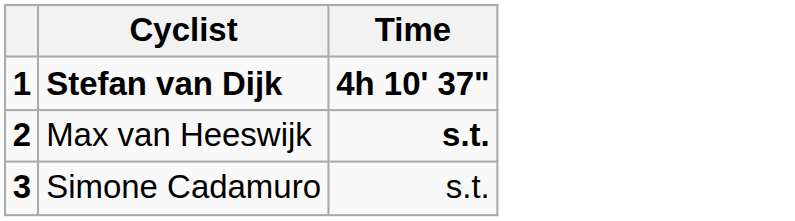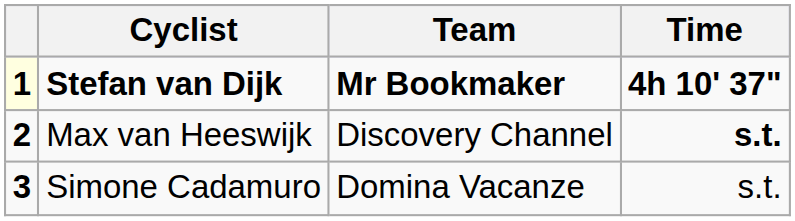+ column: (474, 30)
(22, 82) no background -> (22, 82) lightyellow background
